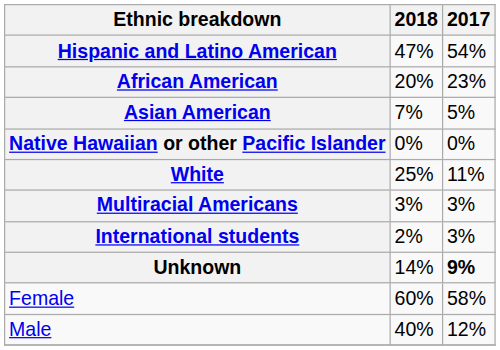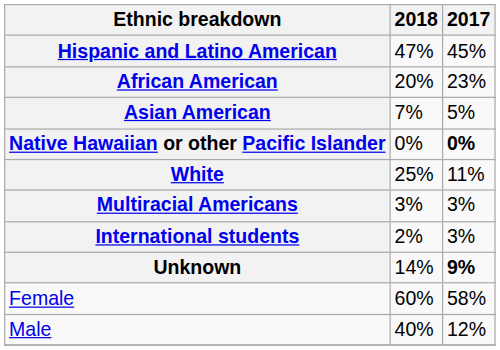(467, 50) 54% -> (467, 50) 45%
(461, 143) normal -> (461, 143) bold
